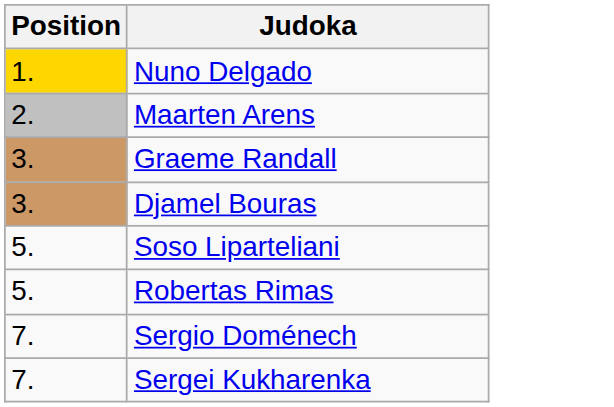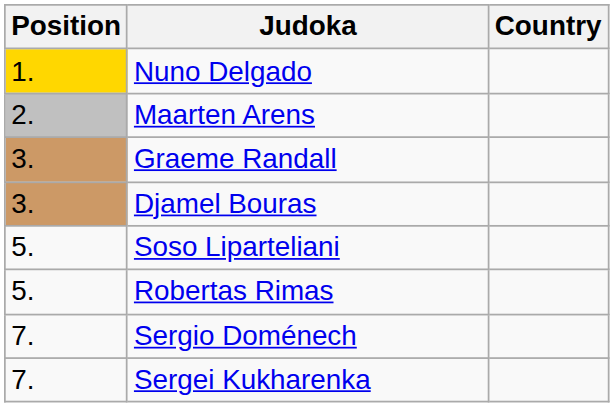+ column: (548, 26)
